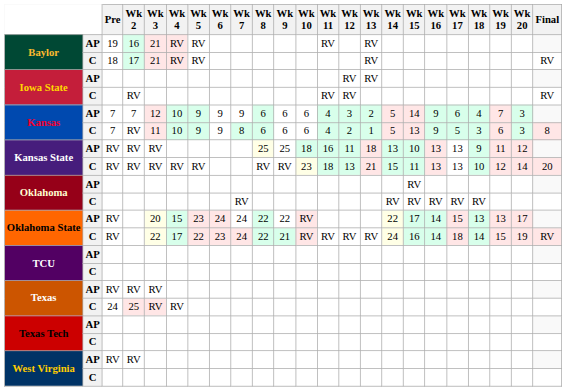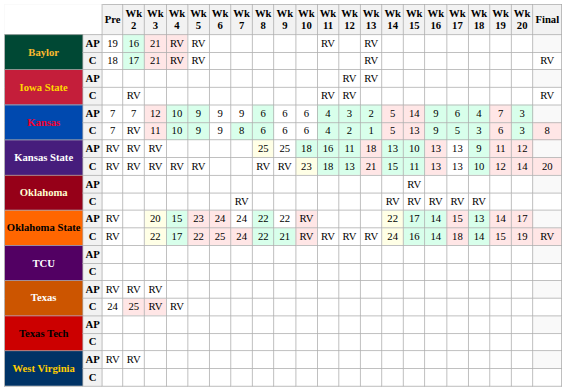(501, 219) 13 -> (501, 219) 14
(220, 237) 23 -> (220, 237) 25
